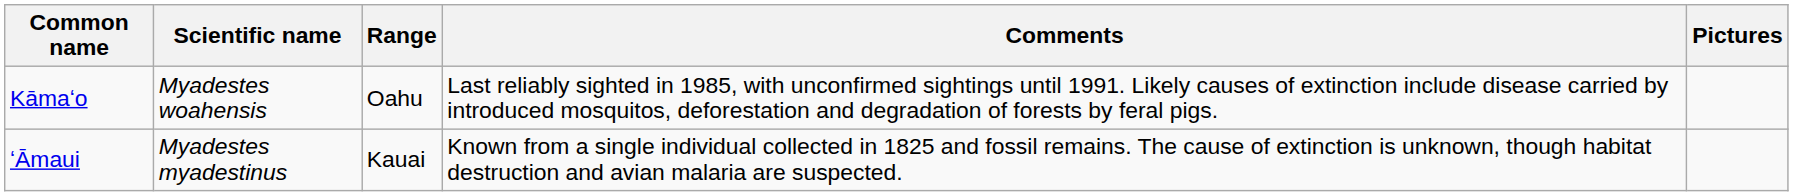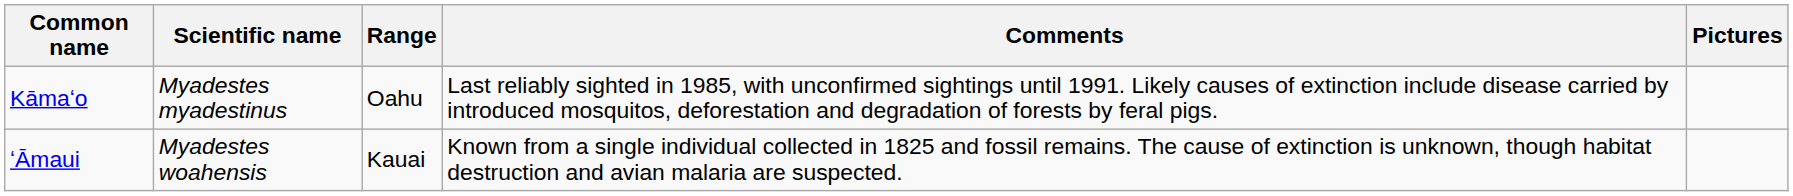(214, 97) Myadestes woahensis -> (223, 97) Myadestes myadestinus
(223, 159) Myadestes myadestinus -> (214, 159) Myadestes woahensis
